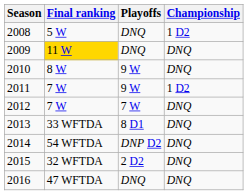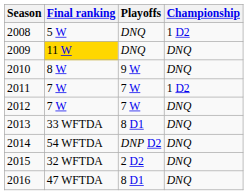(131, 87) 9 W -> (131, 87) 7 W
(133, 180) DNQ -> (132, 180) 8 D1
